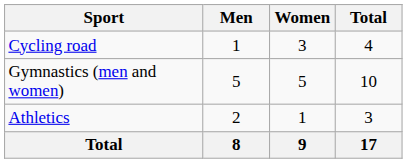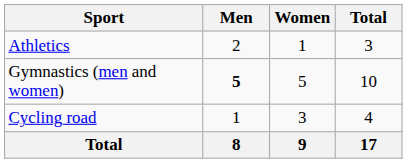rows swapped: (39, 117) <-> (52, 44)
(236, 81) normal -> (236, 81) bold
